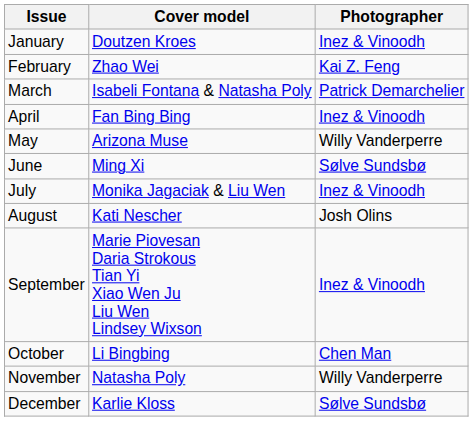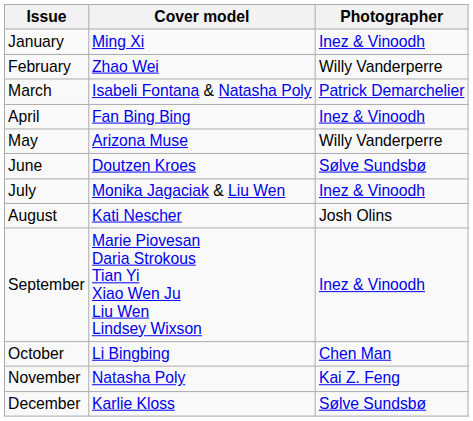(144, 41) Doutzen Kroes -> (118, 41) Ming Xi
(359, 66) Kai Z. Feng -> (381, 66) Willy Vanderperre
(118, 166) Ming Xi -> (144, 166) Doutzen Kroes
(381, 378) Willy Vanderperre -> (359, 378) Kai Z. Feng
